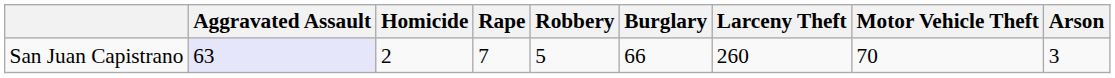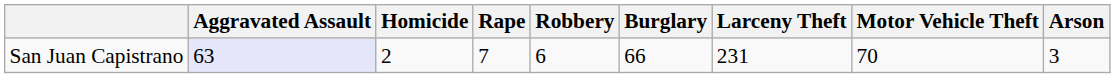(541, 55) 5 -> (541, 55) 6
(733, 55) 260 -> (733, 55) 231
